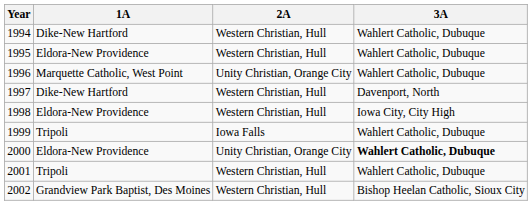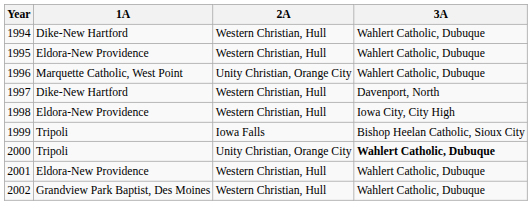(421, 132) Wahlert Catholic, Dubuque -> (441, 132) Bishop Heelan Catholic, Sioux City
(92, 151) Eldora-New Providence -> (52, 151) Tripoli
(52, 171) Tripoli -> (92, 171) Eldora-New Providence
(441, 190) Bishop Heelan Catholic, Sioux City -> (421, 190) Wahlert Catholic, Dubuque
